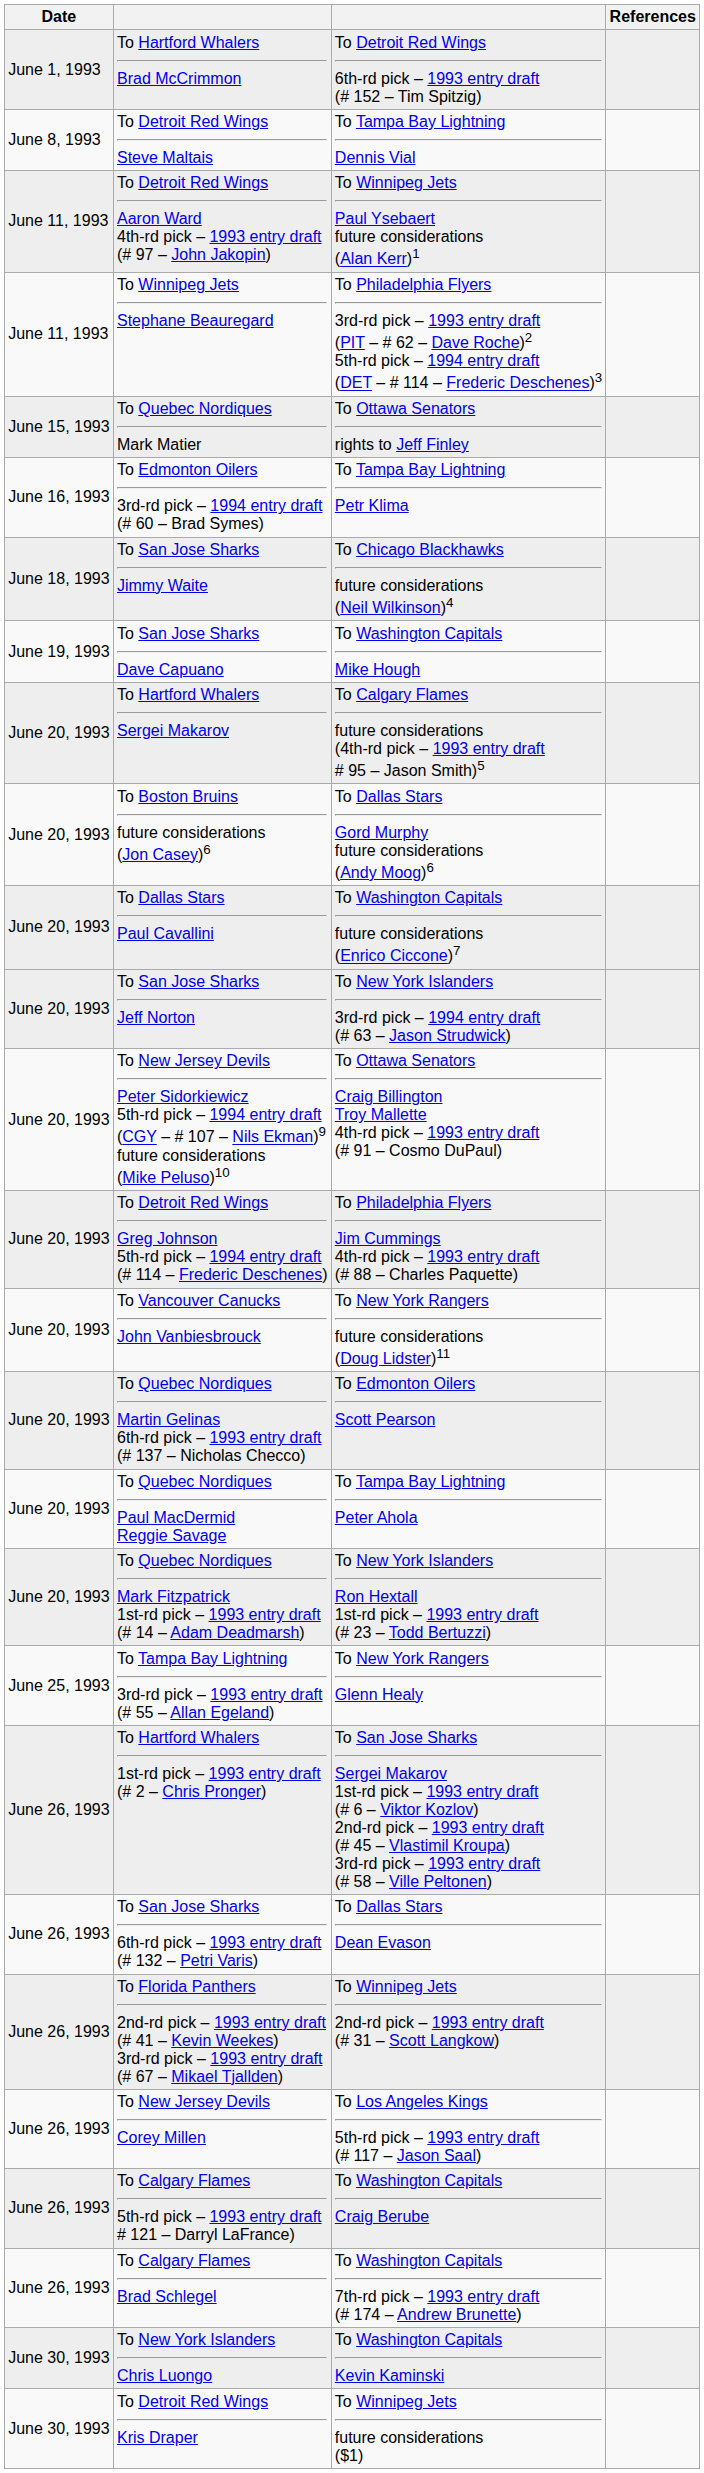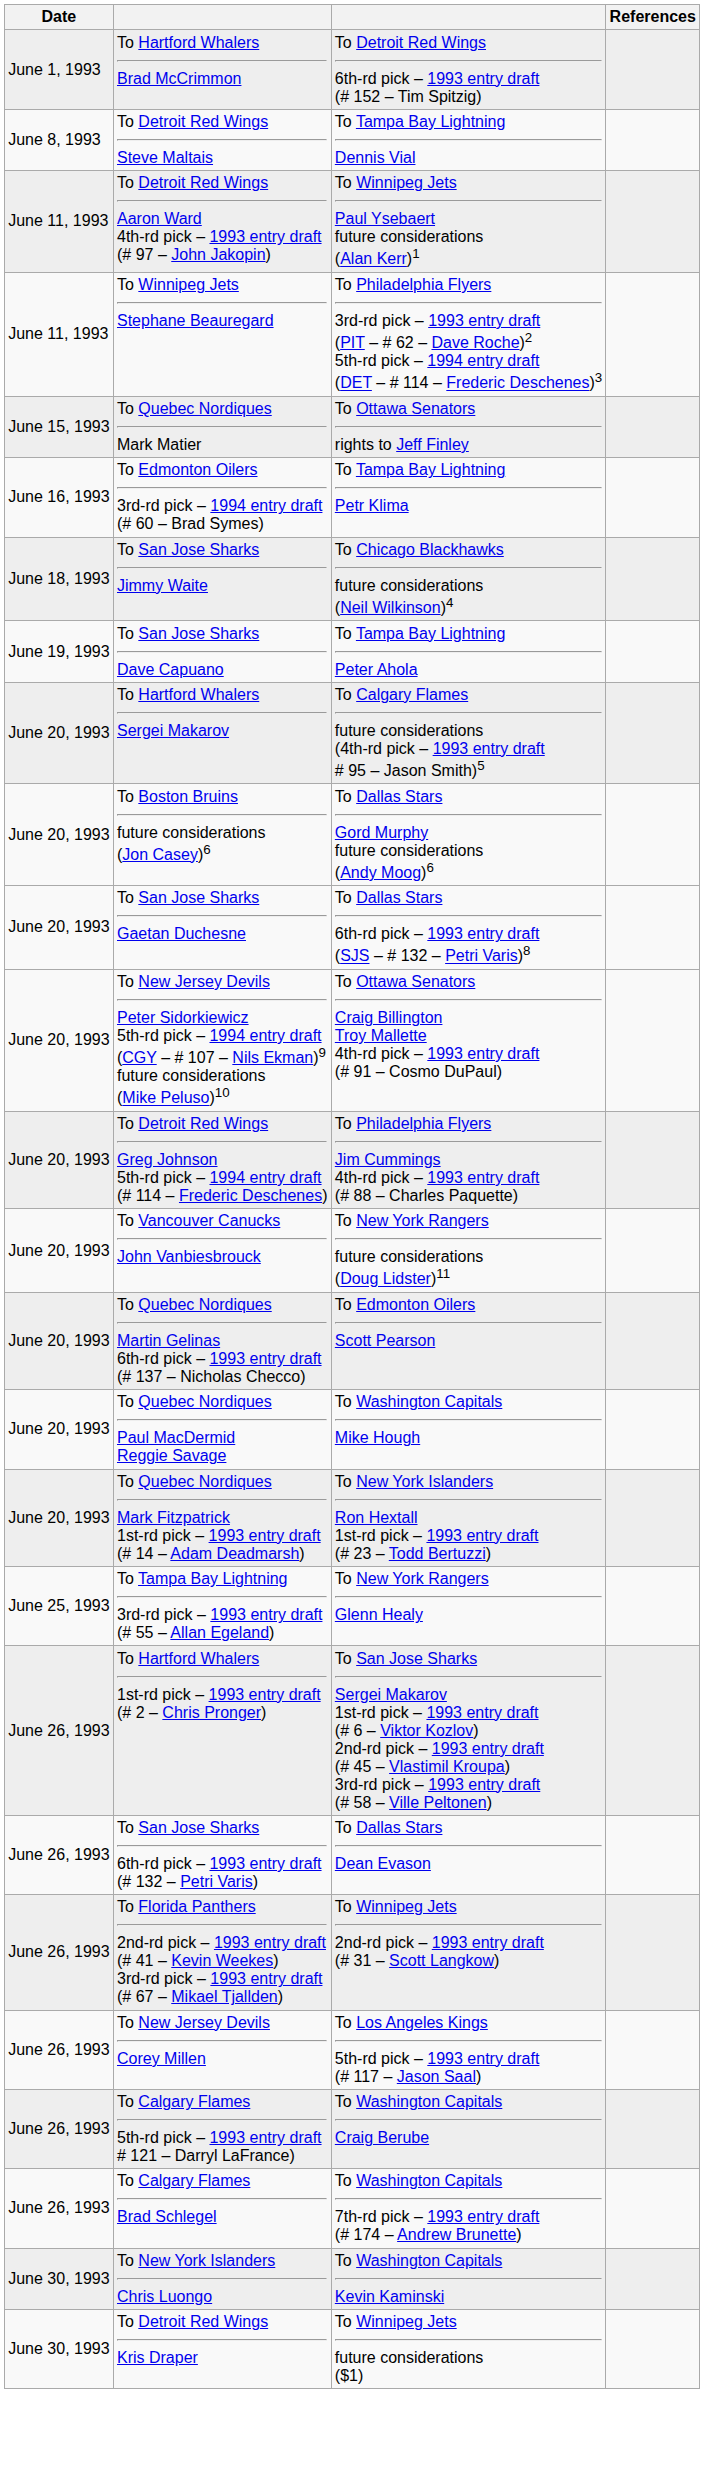(469, 651) To Washington Capitals Mike Hough -> (469, 651) To Tampa Bay Lightning Peter Ahola
- row: (222, 916)
+ row: (222, 916)
- row: (222, 999)
(469, 1499) To Tampa Bay Lightning Peter Ahola -> (469, 1420) To Washington Capitals Mike Hough
